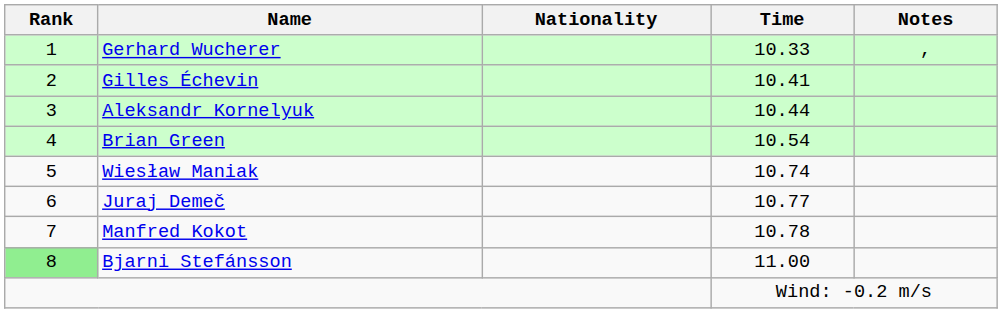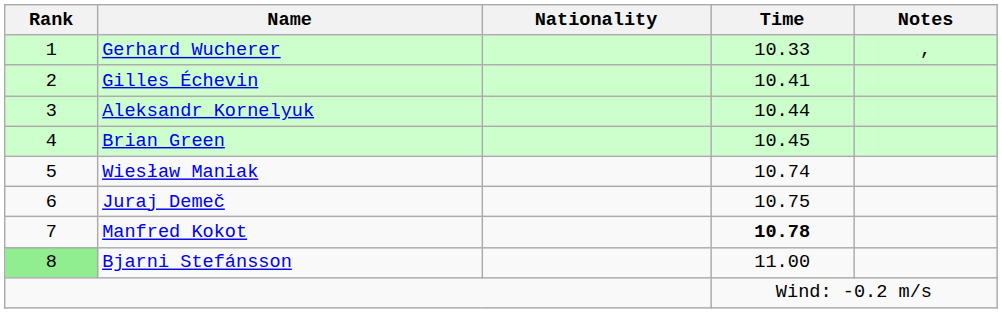(782, 141) 10.54 -> (782, 141) 10.45
(782, 202) 10.77 -> (782, 202) 10.75
(782, 232) normal -> (782, 232) bold
